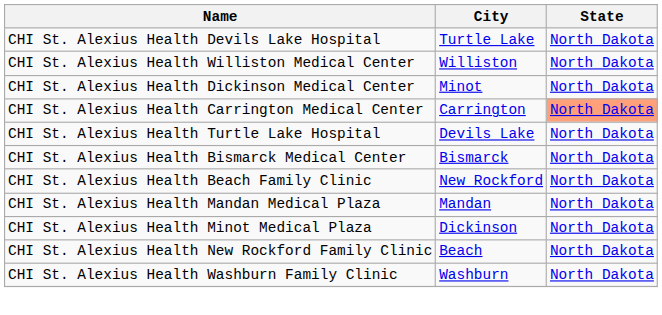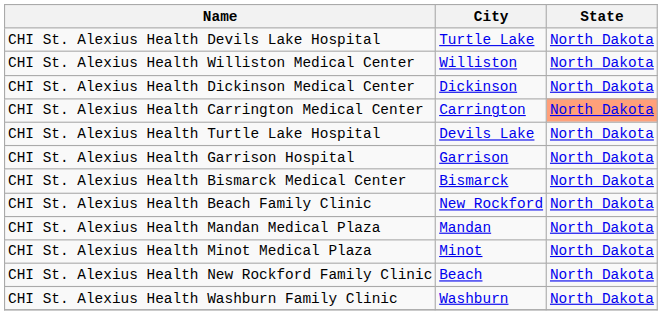(461, 87) Minot -> (478, 87) Dickinson
+ row: (181, 157)
(478, 228) Dickinson -> (461, 251) Minot
